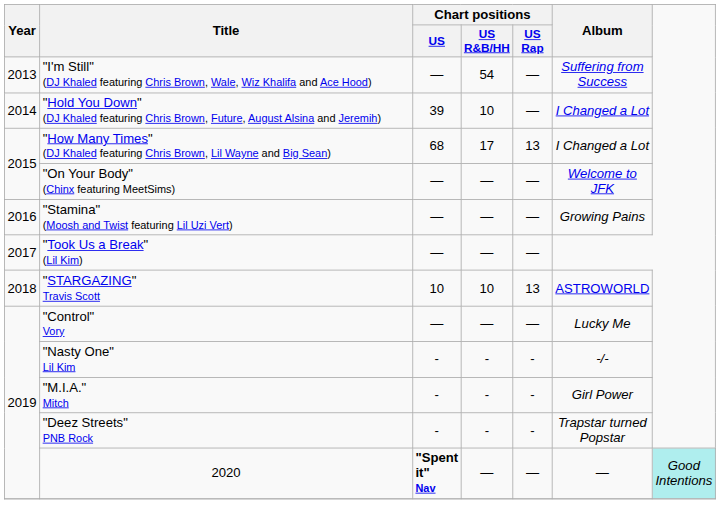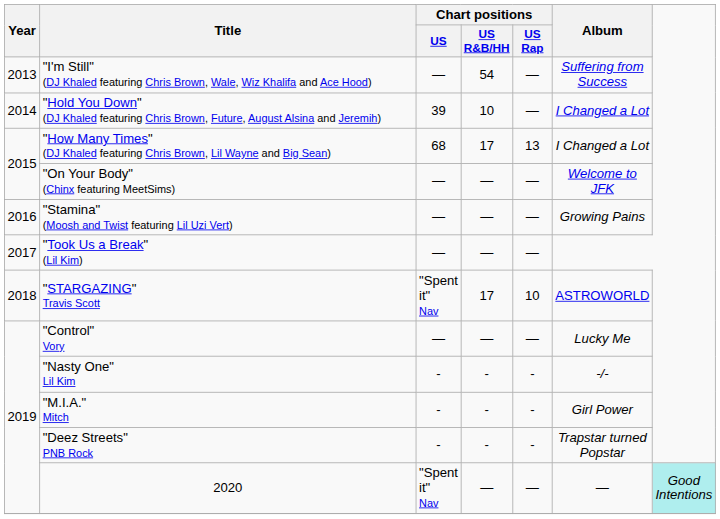(437, 288) 10 -> (438, 295) "Spent it" Nav
(487, 288) 10 -> (487, 295) 17
(532, 288) 13 -> (532, 295) 10
(437, 473) bold -> (438, 488) normal
